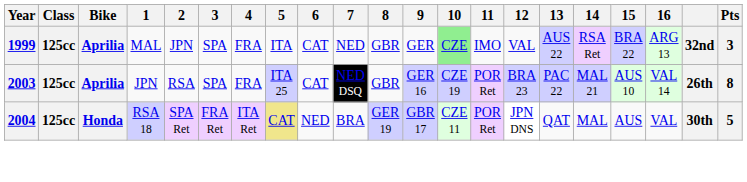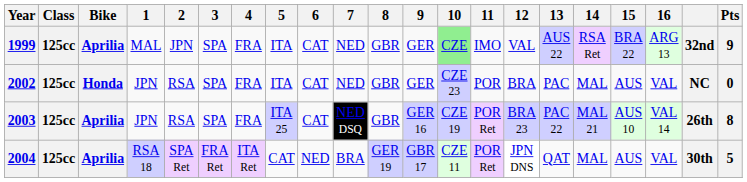(730, 45) 3 -> (730, 45) 9
+ row: (22, 83)
(103, 120) Honda -> (103, 158) Aprilia
(281, 120) khaki background -> (281, 158) no background
